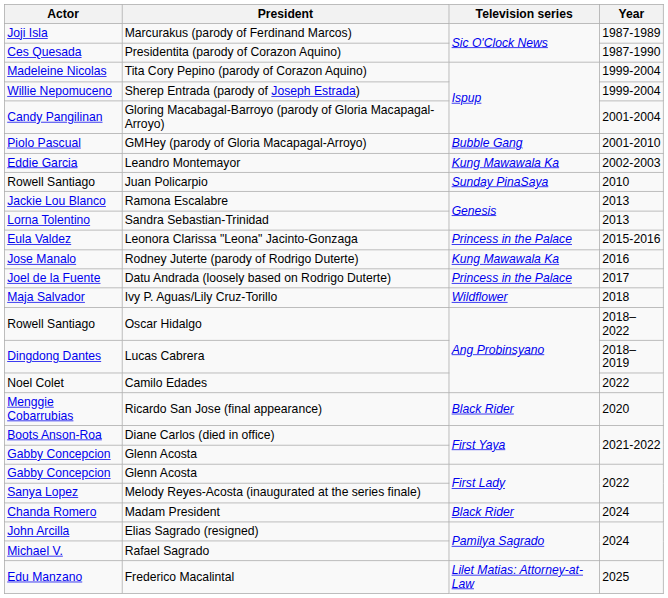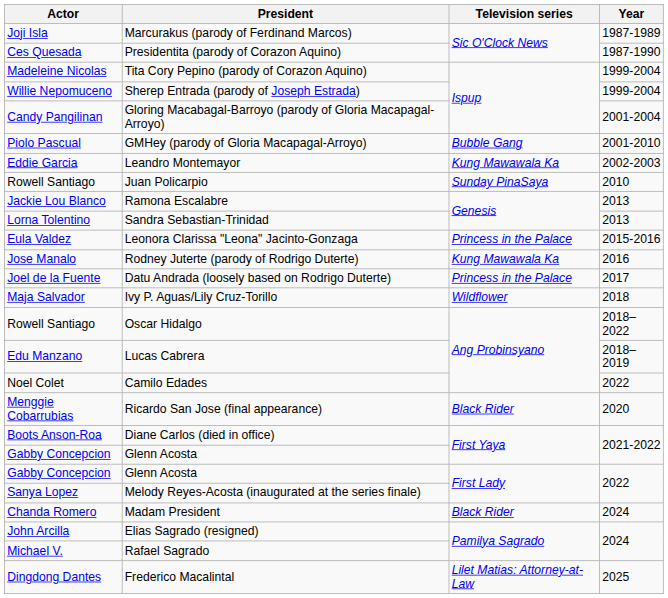(54, 356) Dingdong Dantes -> (45, 356) Edu Manzano
(45, 577) Edu Manzano -> (54, 577) Dingdong Dantes
